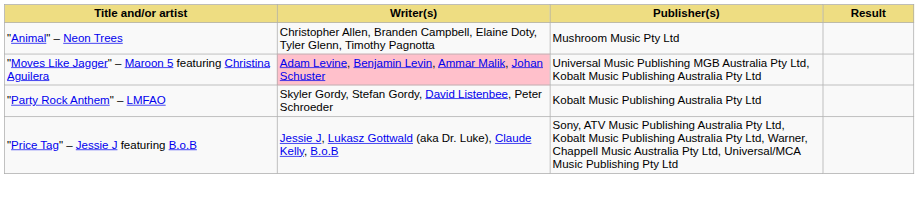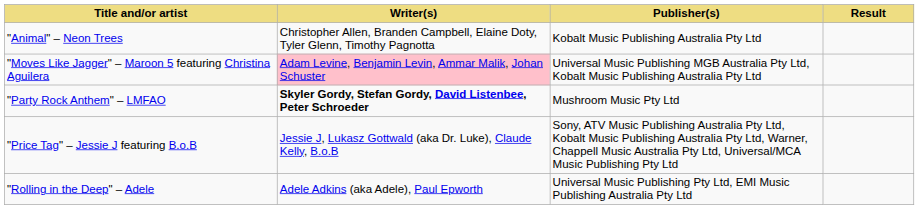(616, 38) Mushroom Music Pty Ltd -> (657, 38) Kobalt Music Publishing Australia Pty Ltd
(411, 100) normal -> (403, 100) bold
(657, 100) Kobalt Music Publishing Australia Pty Ltd -> (616, 100) Mushroom Music Pty Ltd
+ row: (81, 189)
